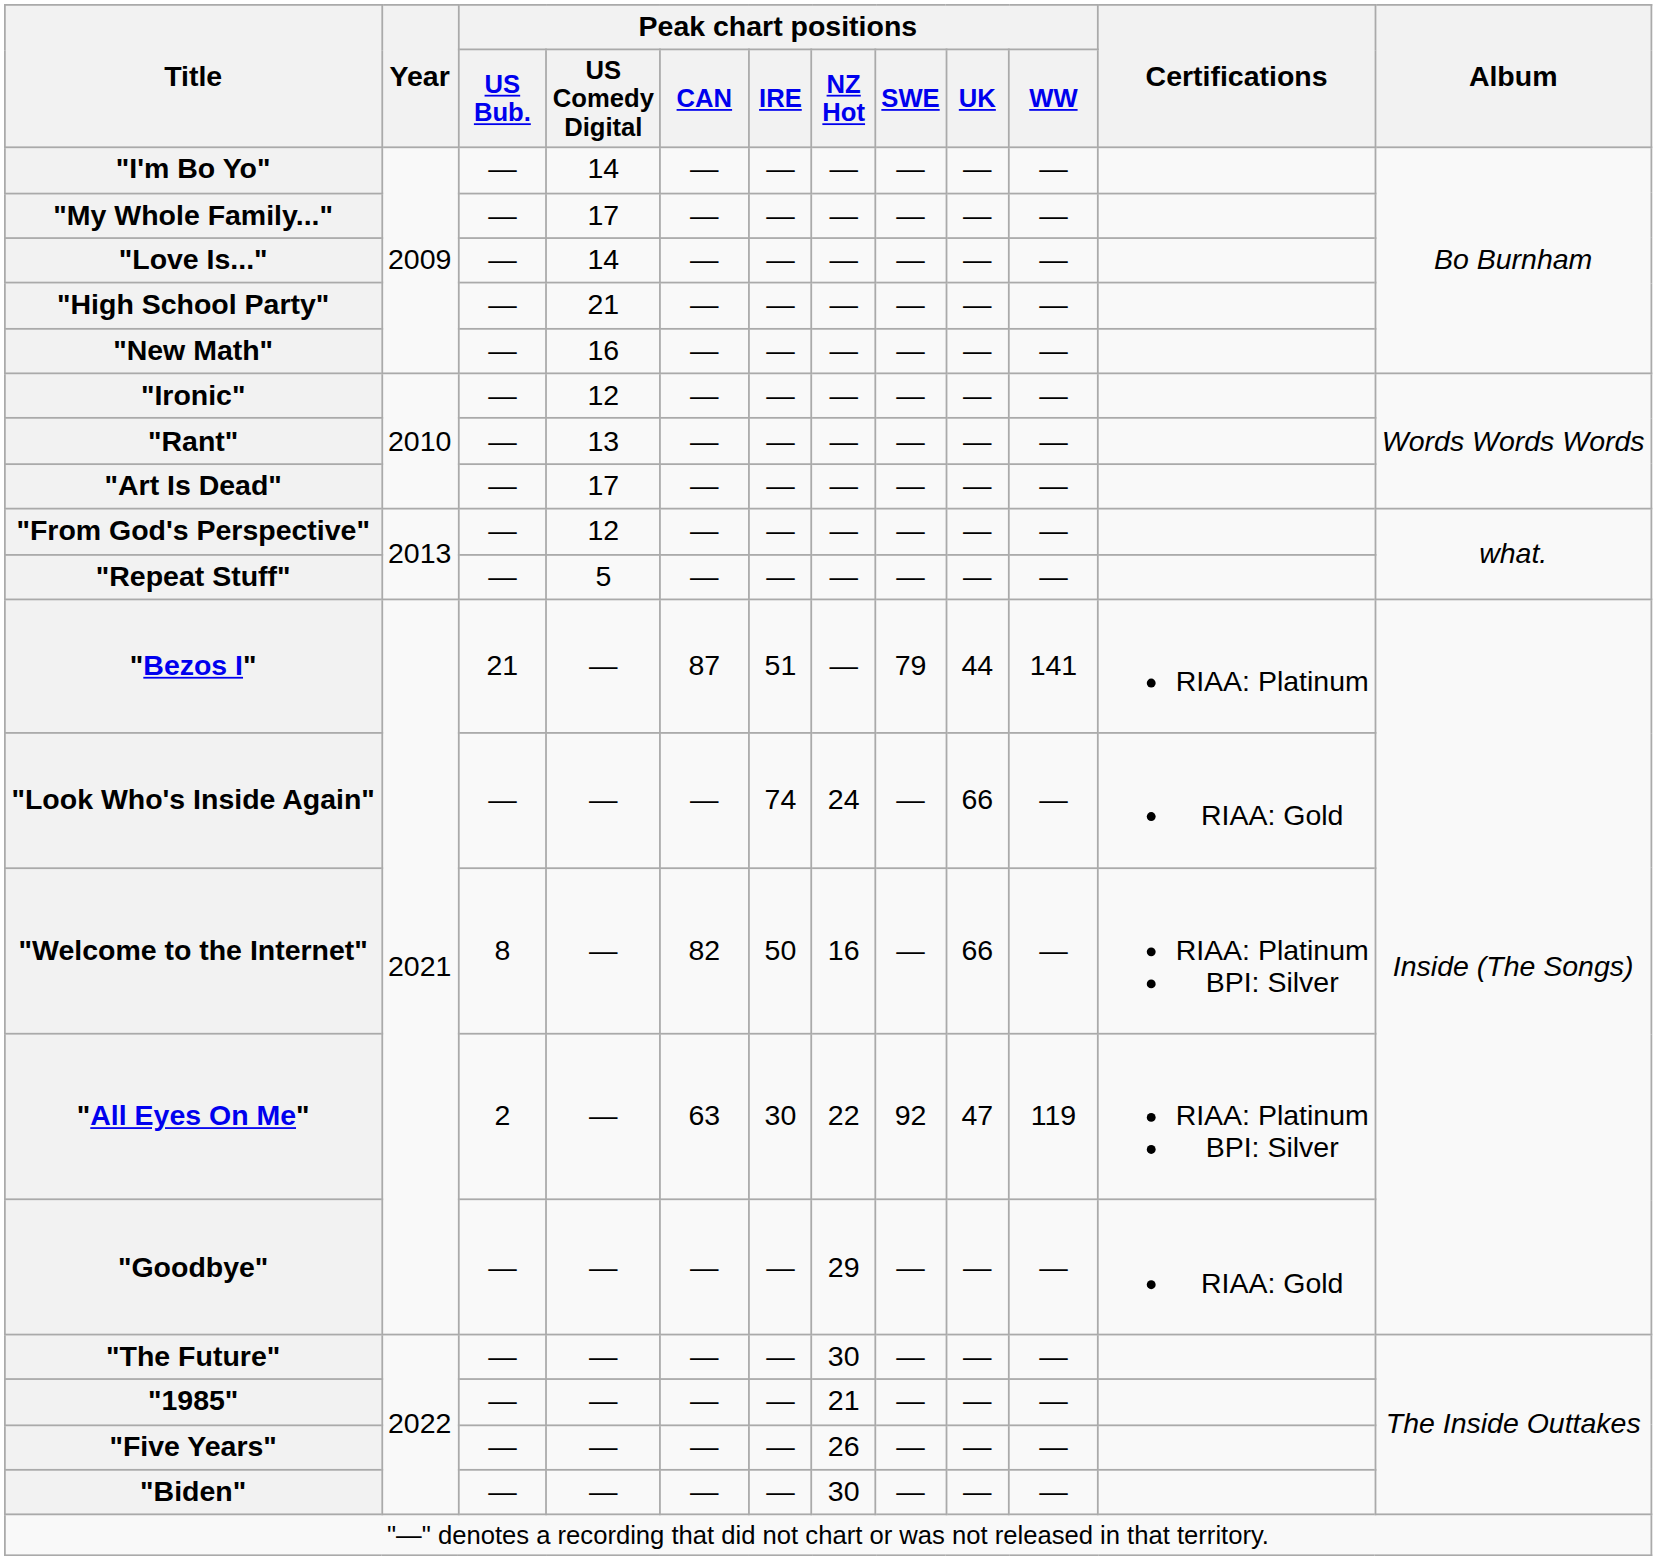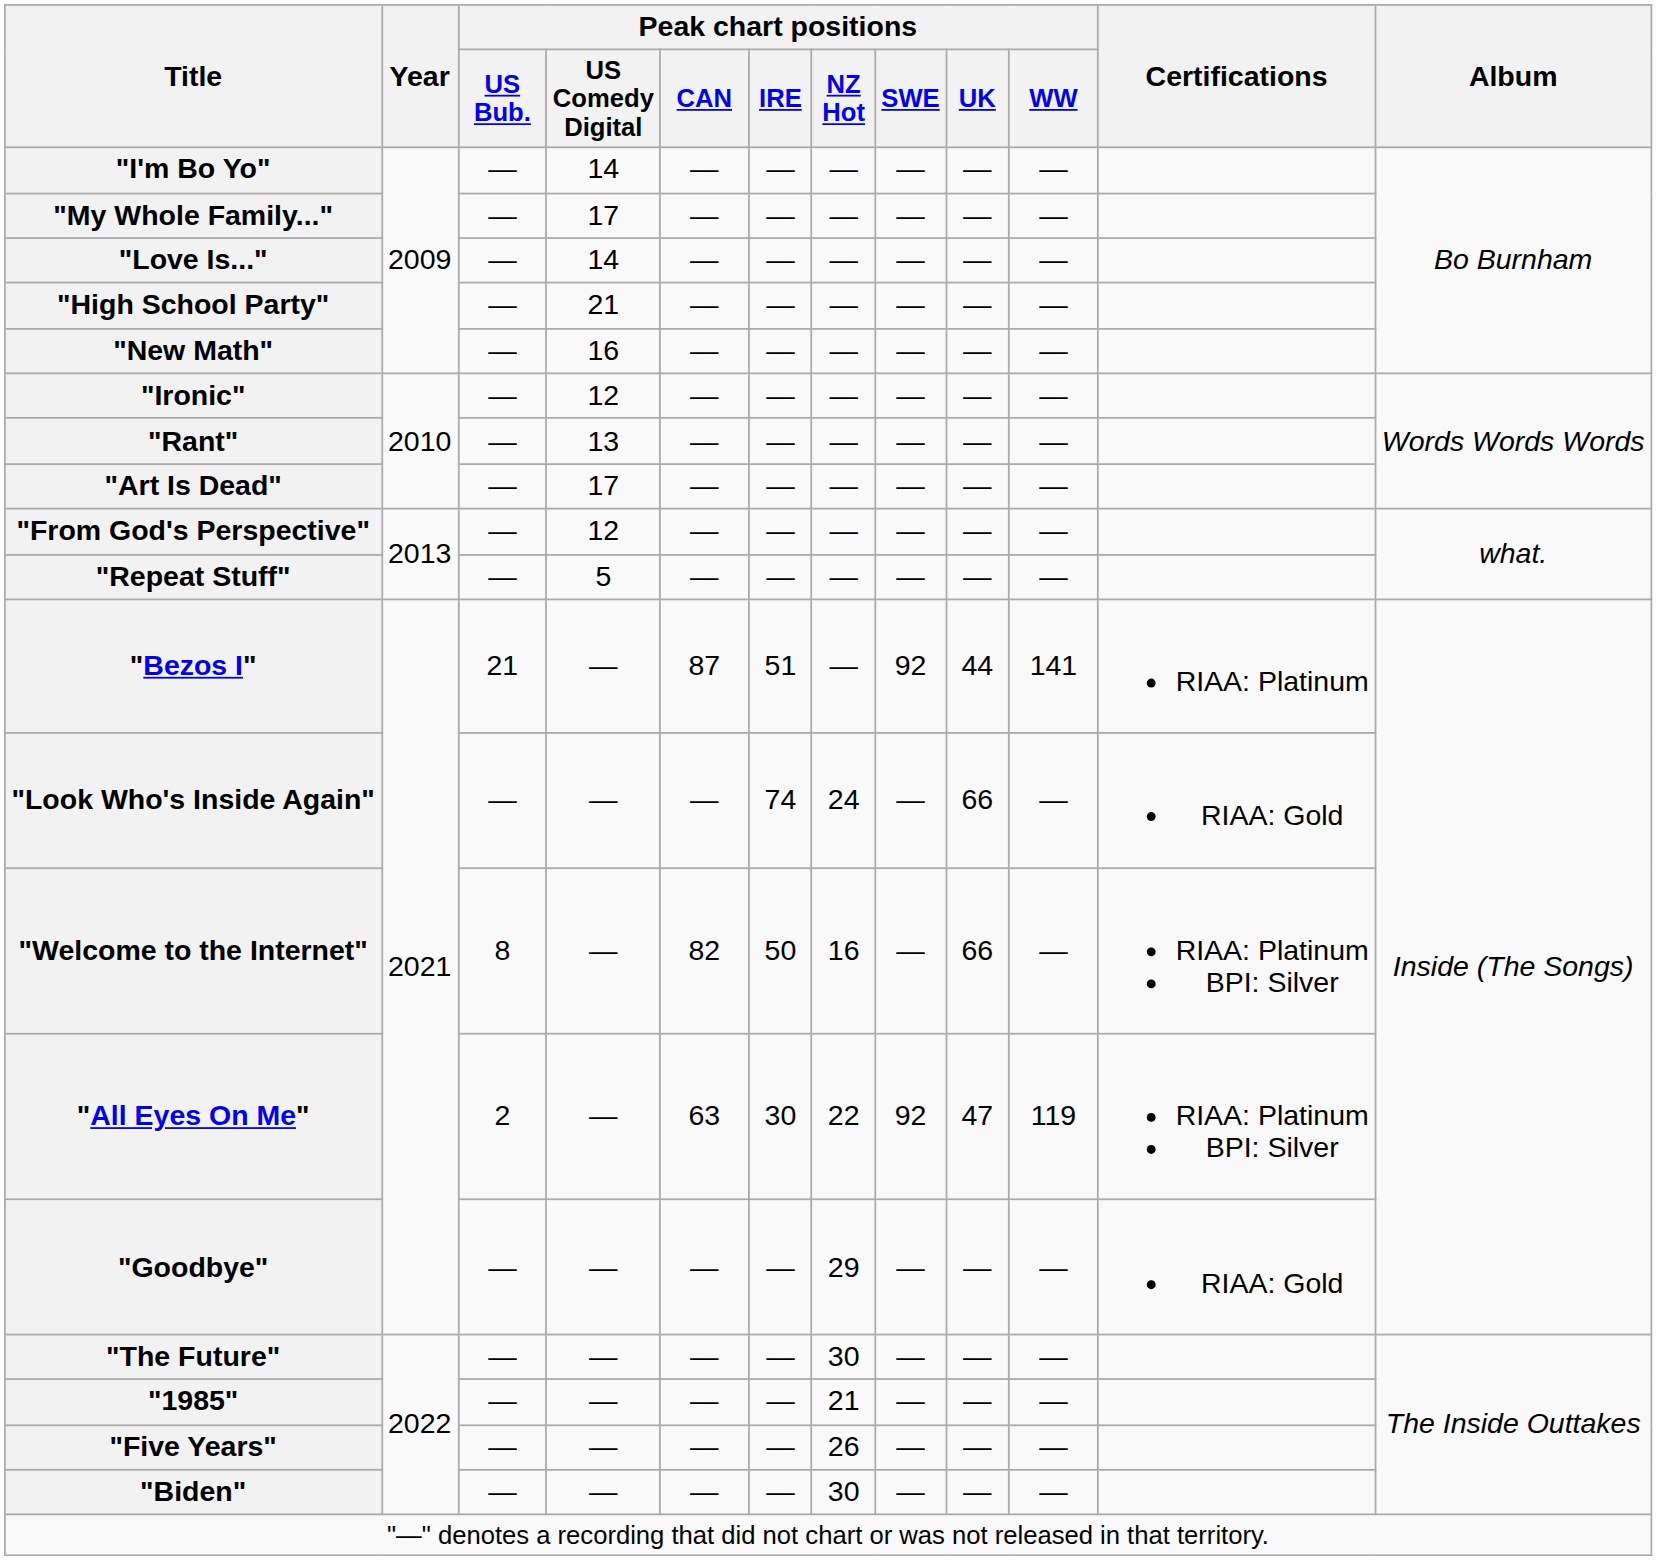(911, 665) 79 -> (911, 665) 92
